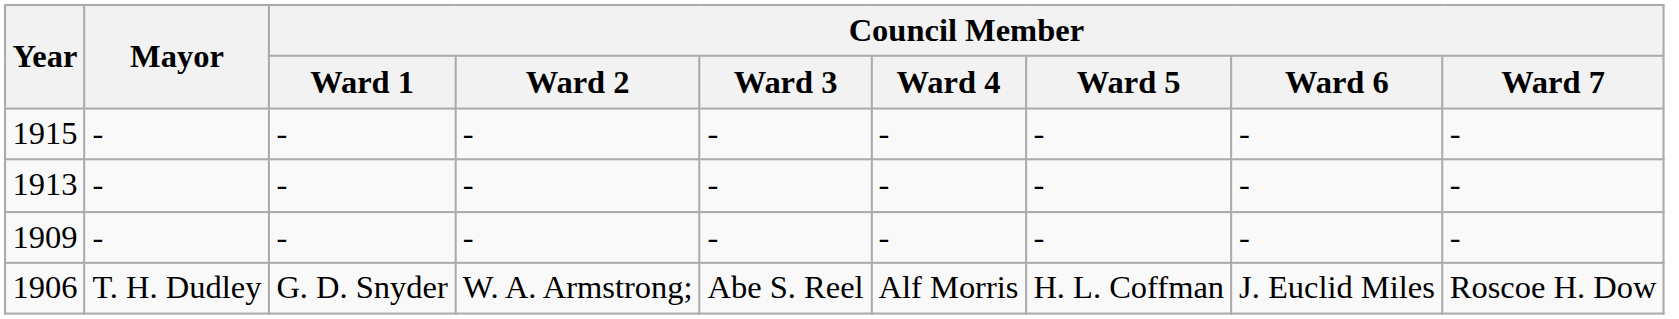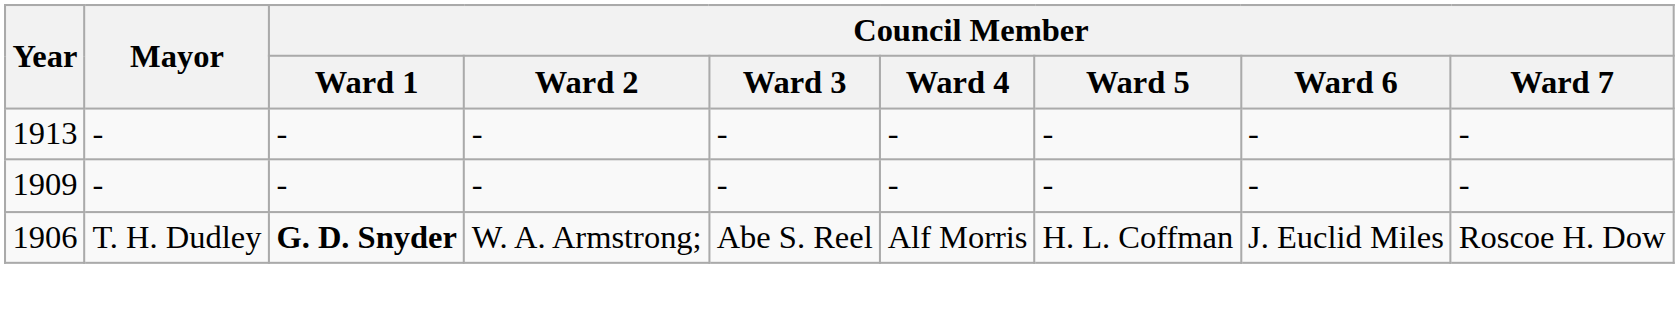- row: (45, 133)
(362, 287) normal -> (367, 236) bold
